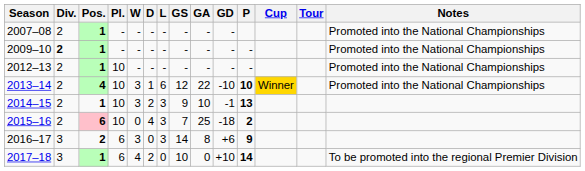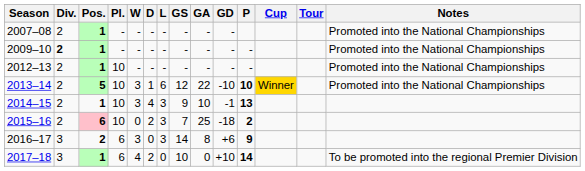(103, 85) 4 -> (103, 85) 5
(151, 103) 2 -> (151, 103) 4
(151, 121) 4 -> (151, 121) 2
